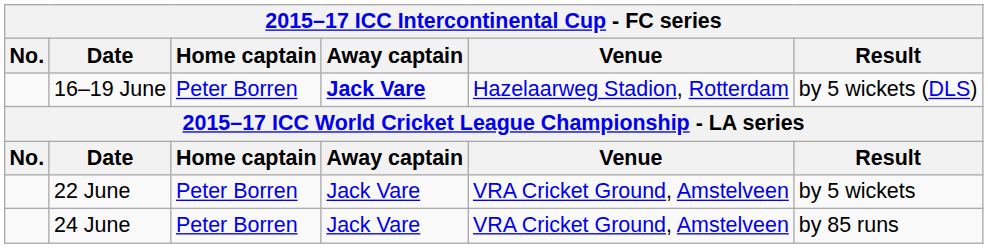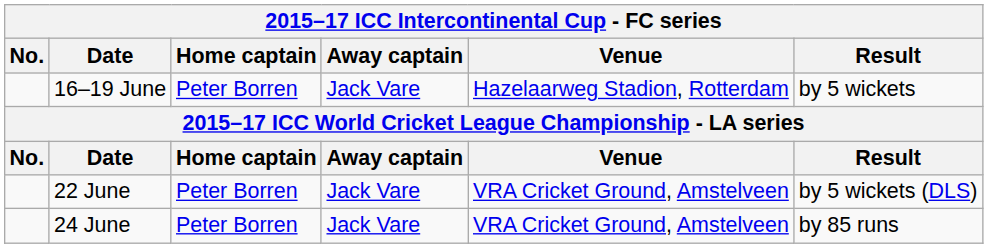(376, 89) bold -> (373, 89) normal
(888, 89) by 5 wickets (DLS) -> (857, 89) by 5 wickets
(857, 191) by 5 wickets -> (888, 191) by 5 wickets (DLS)
